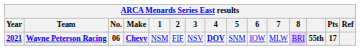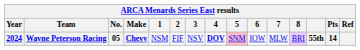(14, 38) 2021 -> (14, 38) 2024
(116, 38) 06 -> (116, 38) 05
(237, 38) no background -> (237, 38) pink background
(333, 38) 17 -> (333, 38) 14
